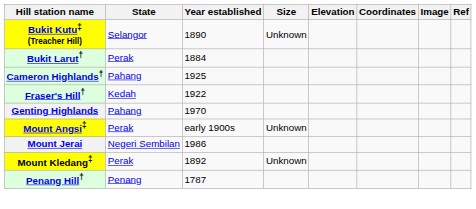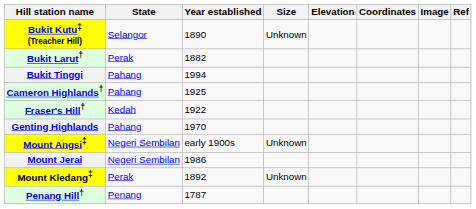(195, 58) 1884 -> (195, 58) 1882
+ row: (55, 74)
(121, 127) Perak -> (144, 143) Negeri Sembilan
